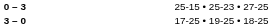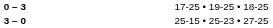(222, 7) 25-15 • 25-23 • 27-25 -> (222, 7) 17-25 • 19-25 • 18-25
(222, 20) 17-25 • 19-25 • 18-25 -> (222, 20) 25-15 • 25-23 • 27-25
